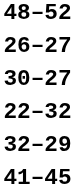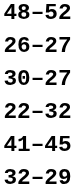rows swapped: (38, 178) <-> (38, 145)
